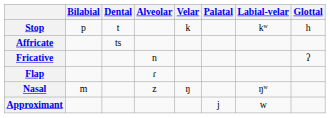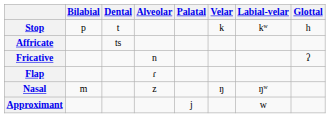columns swapped: (218, 12) <-> (188, 12)
